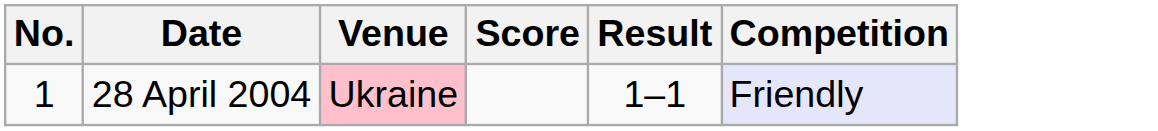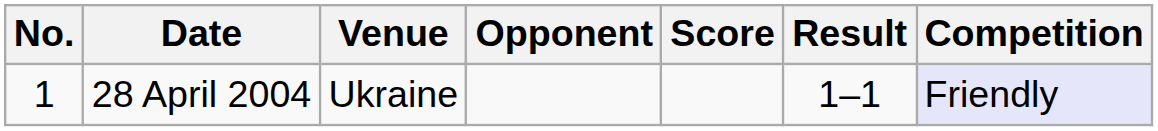+ column: (564, 34)
(393, 93) pink background -> (393, 93) no background
